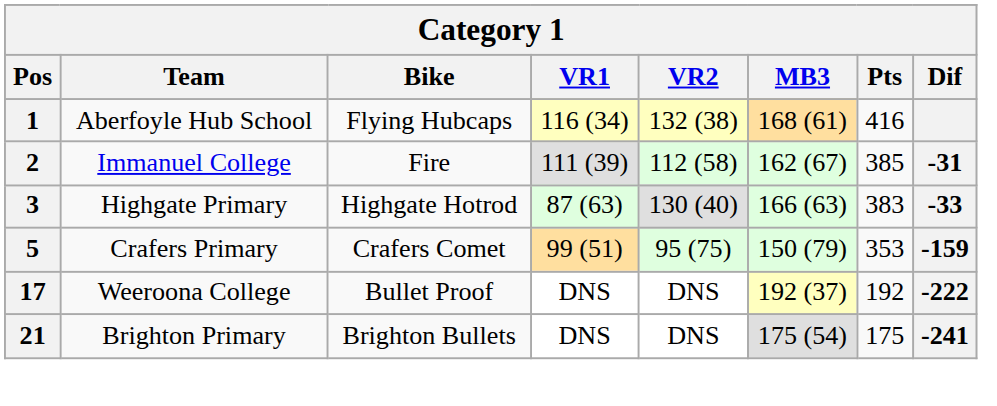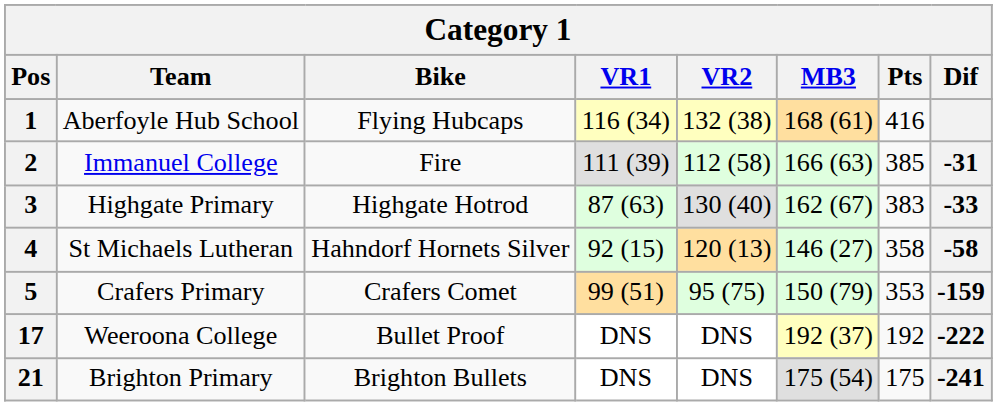(802, 162) 162 (67) -> (828, 162) 166 (63)
(802, 205) 166 (63) -> (828, 205) 162 (67)
+ row: (31, 248)
